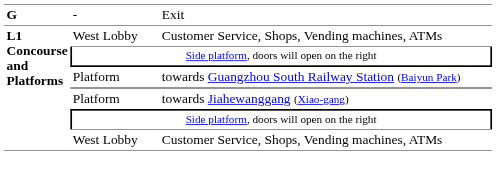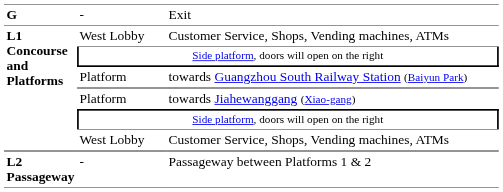+ row: (82, 162)
